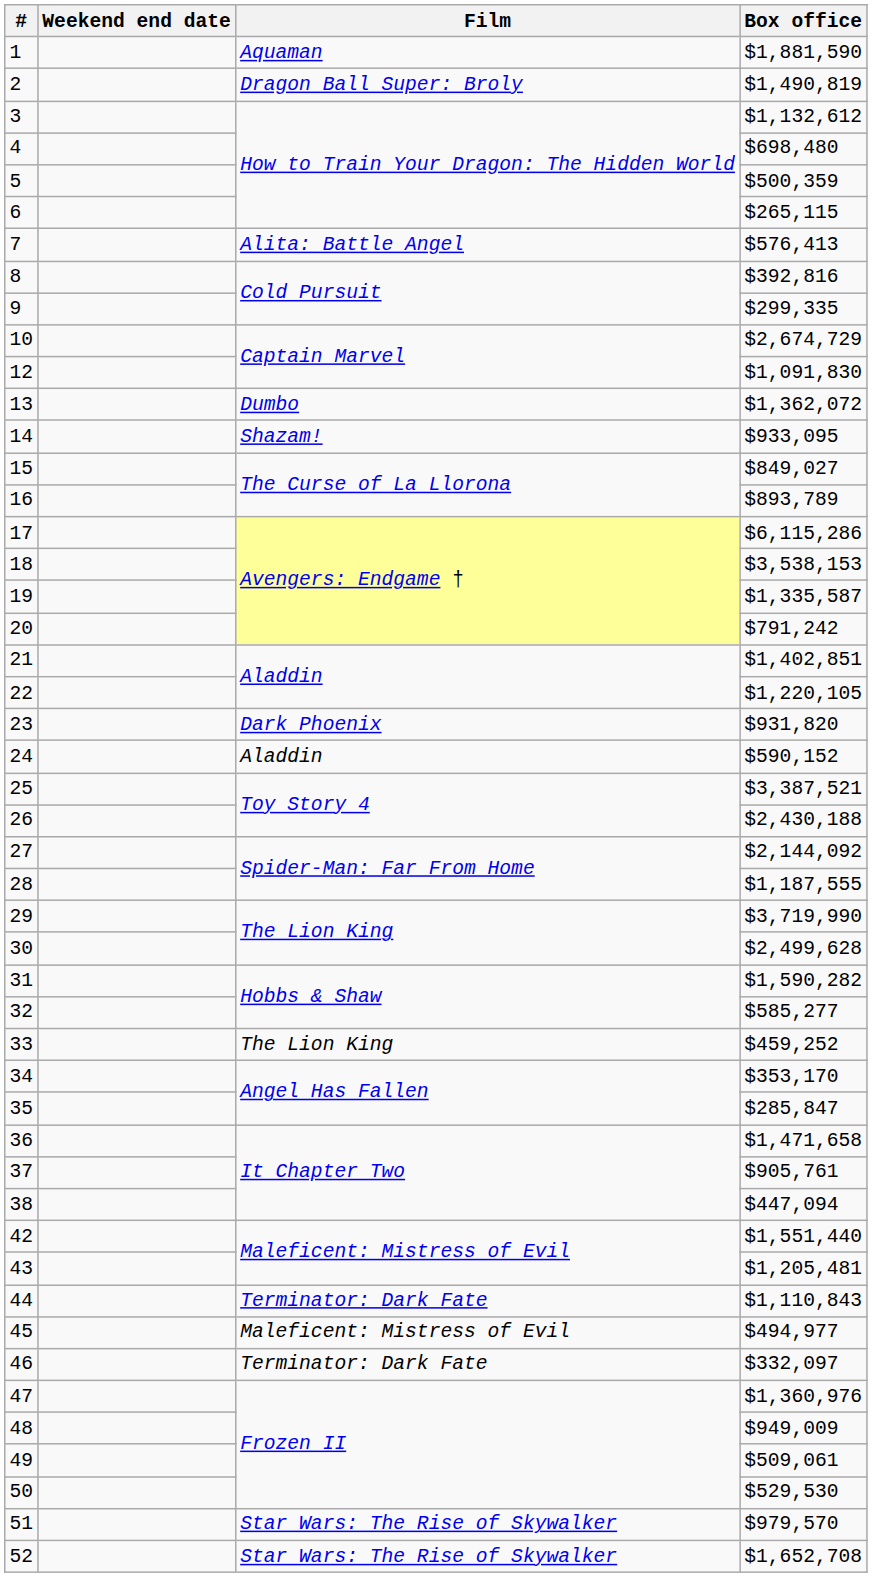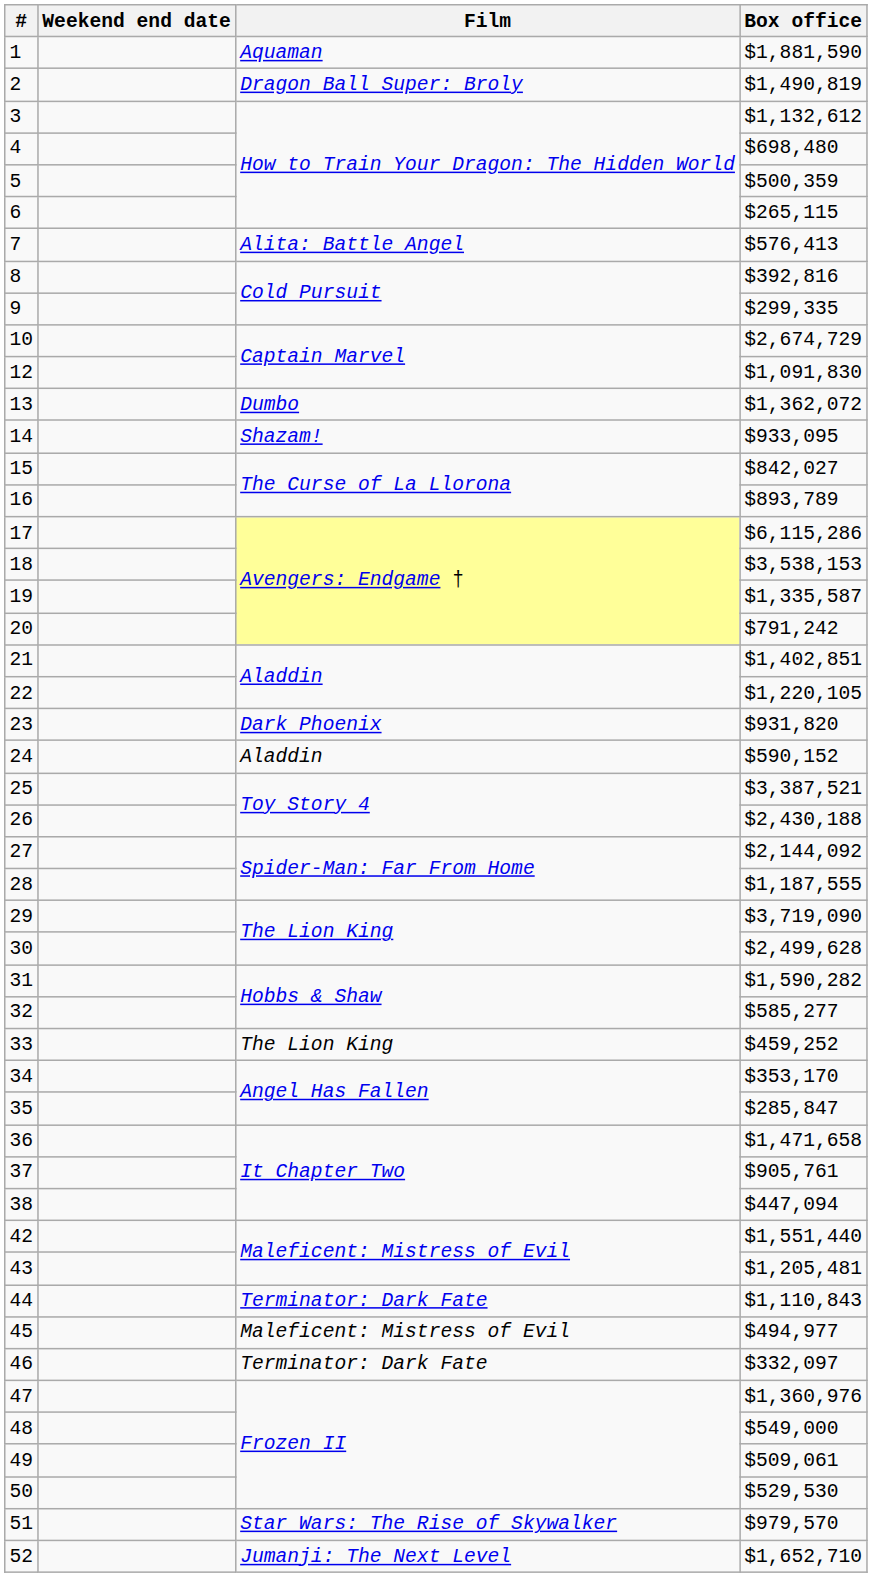(791, 469) $849,027 -> (791, 469) $842,027
(803, 917) $3,719,990 -> (803, 917) $3,719,090
(791, 1428) $949,009 -> (791, 1428) $549,000
(429, 1556) Star Wars: The Rise of Skywalker -> (376, 1556) Jumanji: The Next Level
(803, 1556) $1,652,708 -> (803, 1556) $1,652,710
